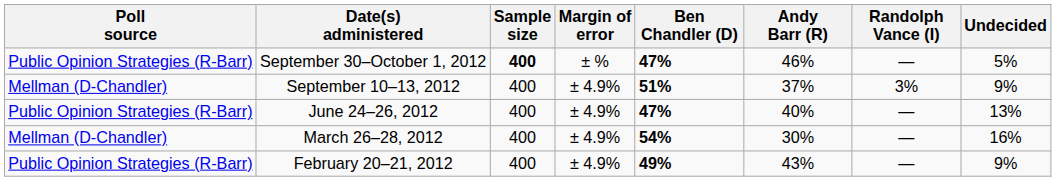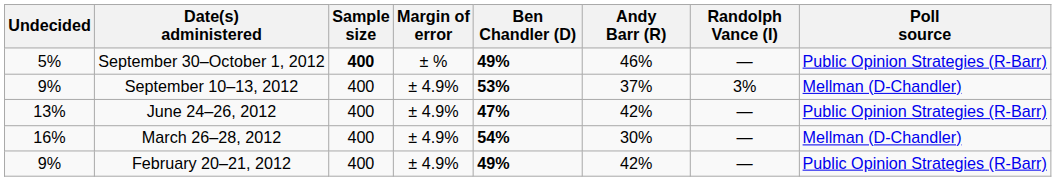columns swapped: (130, 26) <-> (1006, 26)
(655, 61) 47% -> (493, 61) 49%
(655, 86) 51% -> (493, 86) 53%
(798, 112) 40% -> (636, 112) 42%
(798, 163) 43% -> (636, 163) 42%
